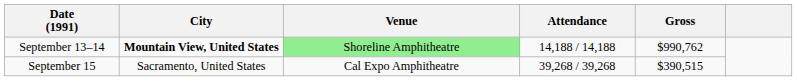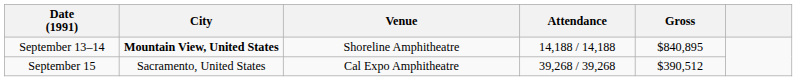(401, 47) lightgreen background -> (401, 47) no background
(680, 47) $990,762 -> (680, 47) $840,895
(680, 66) $390,515 -> (680, 66) $390,512
